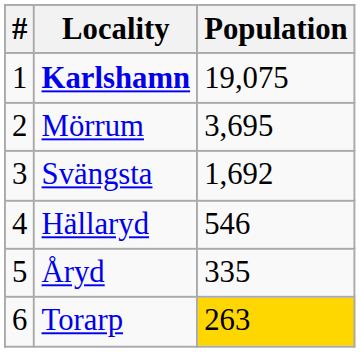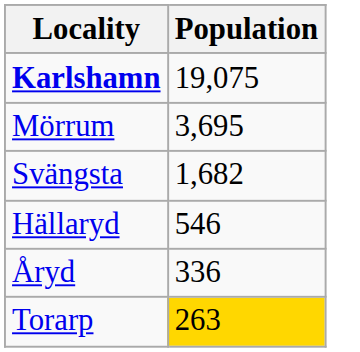- column: (20, 28)
(239, 175) 1,692 -> (209, 175) 1,682
(227, 272) 335 -> (198, 272) 336
